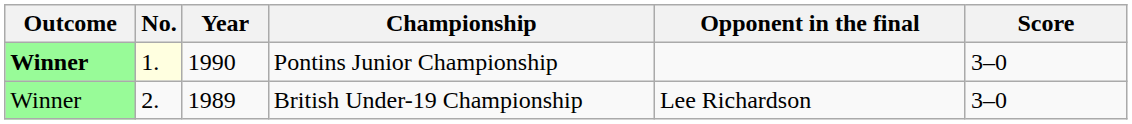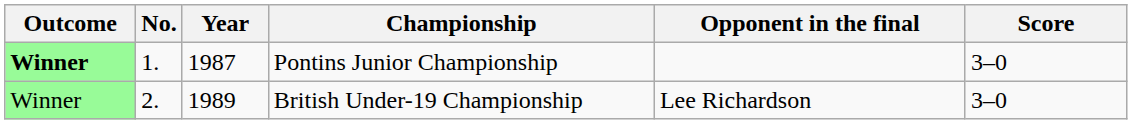(150, 61) lightyellow background -> (150, 61) no background
(212, 61) 1990 -> (212, 61) 1987
